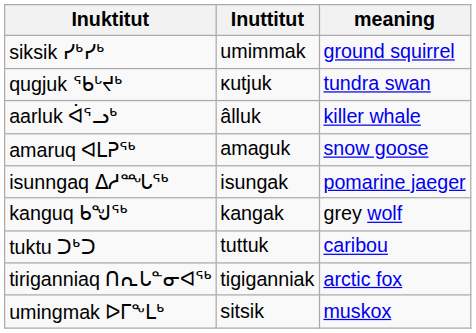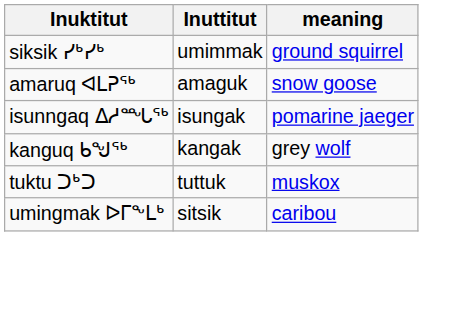- row: (66, 84)
- row: (63, 117)
(356, 246) caribou -> (306, 181) muskox
- row: (110, 279)
(357, 311) muskox -> (304, 214) caribou
